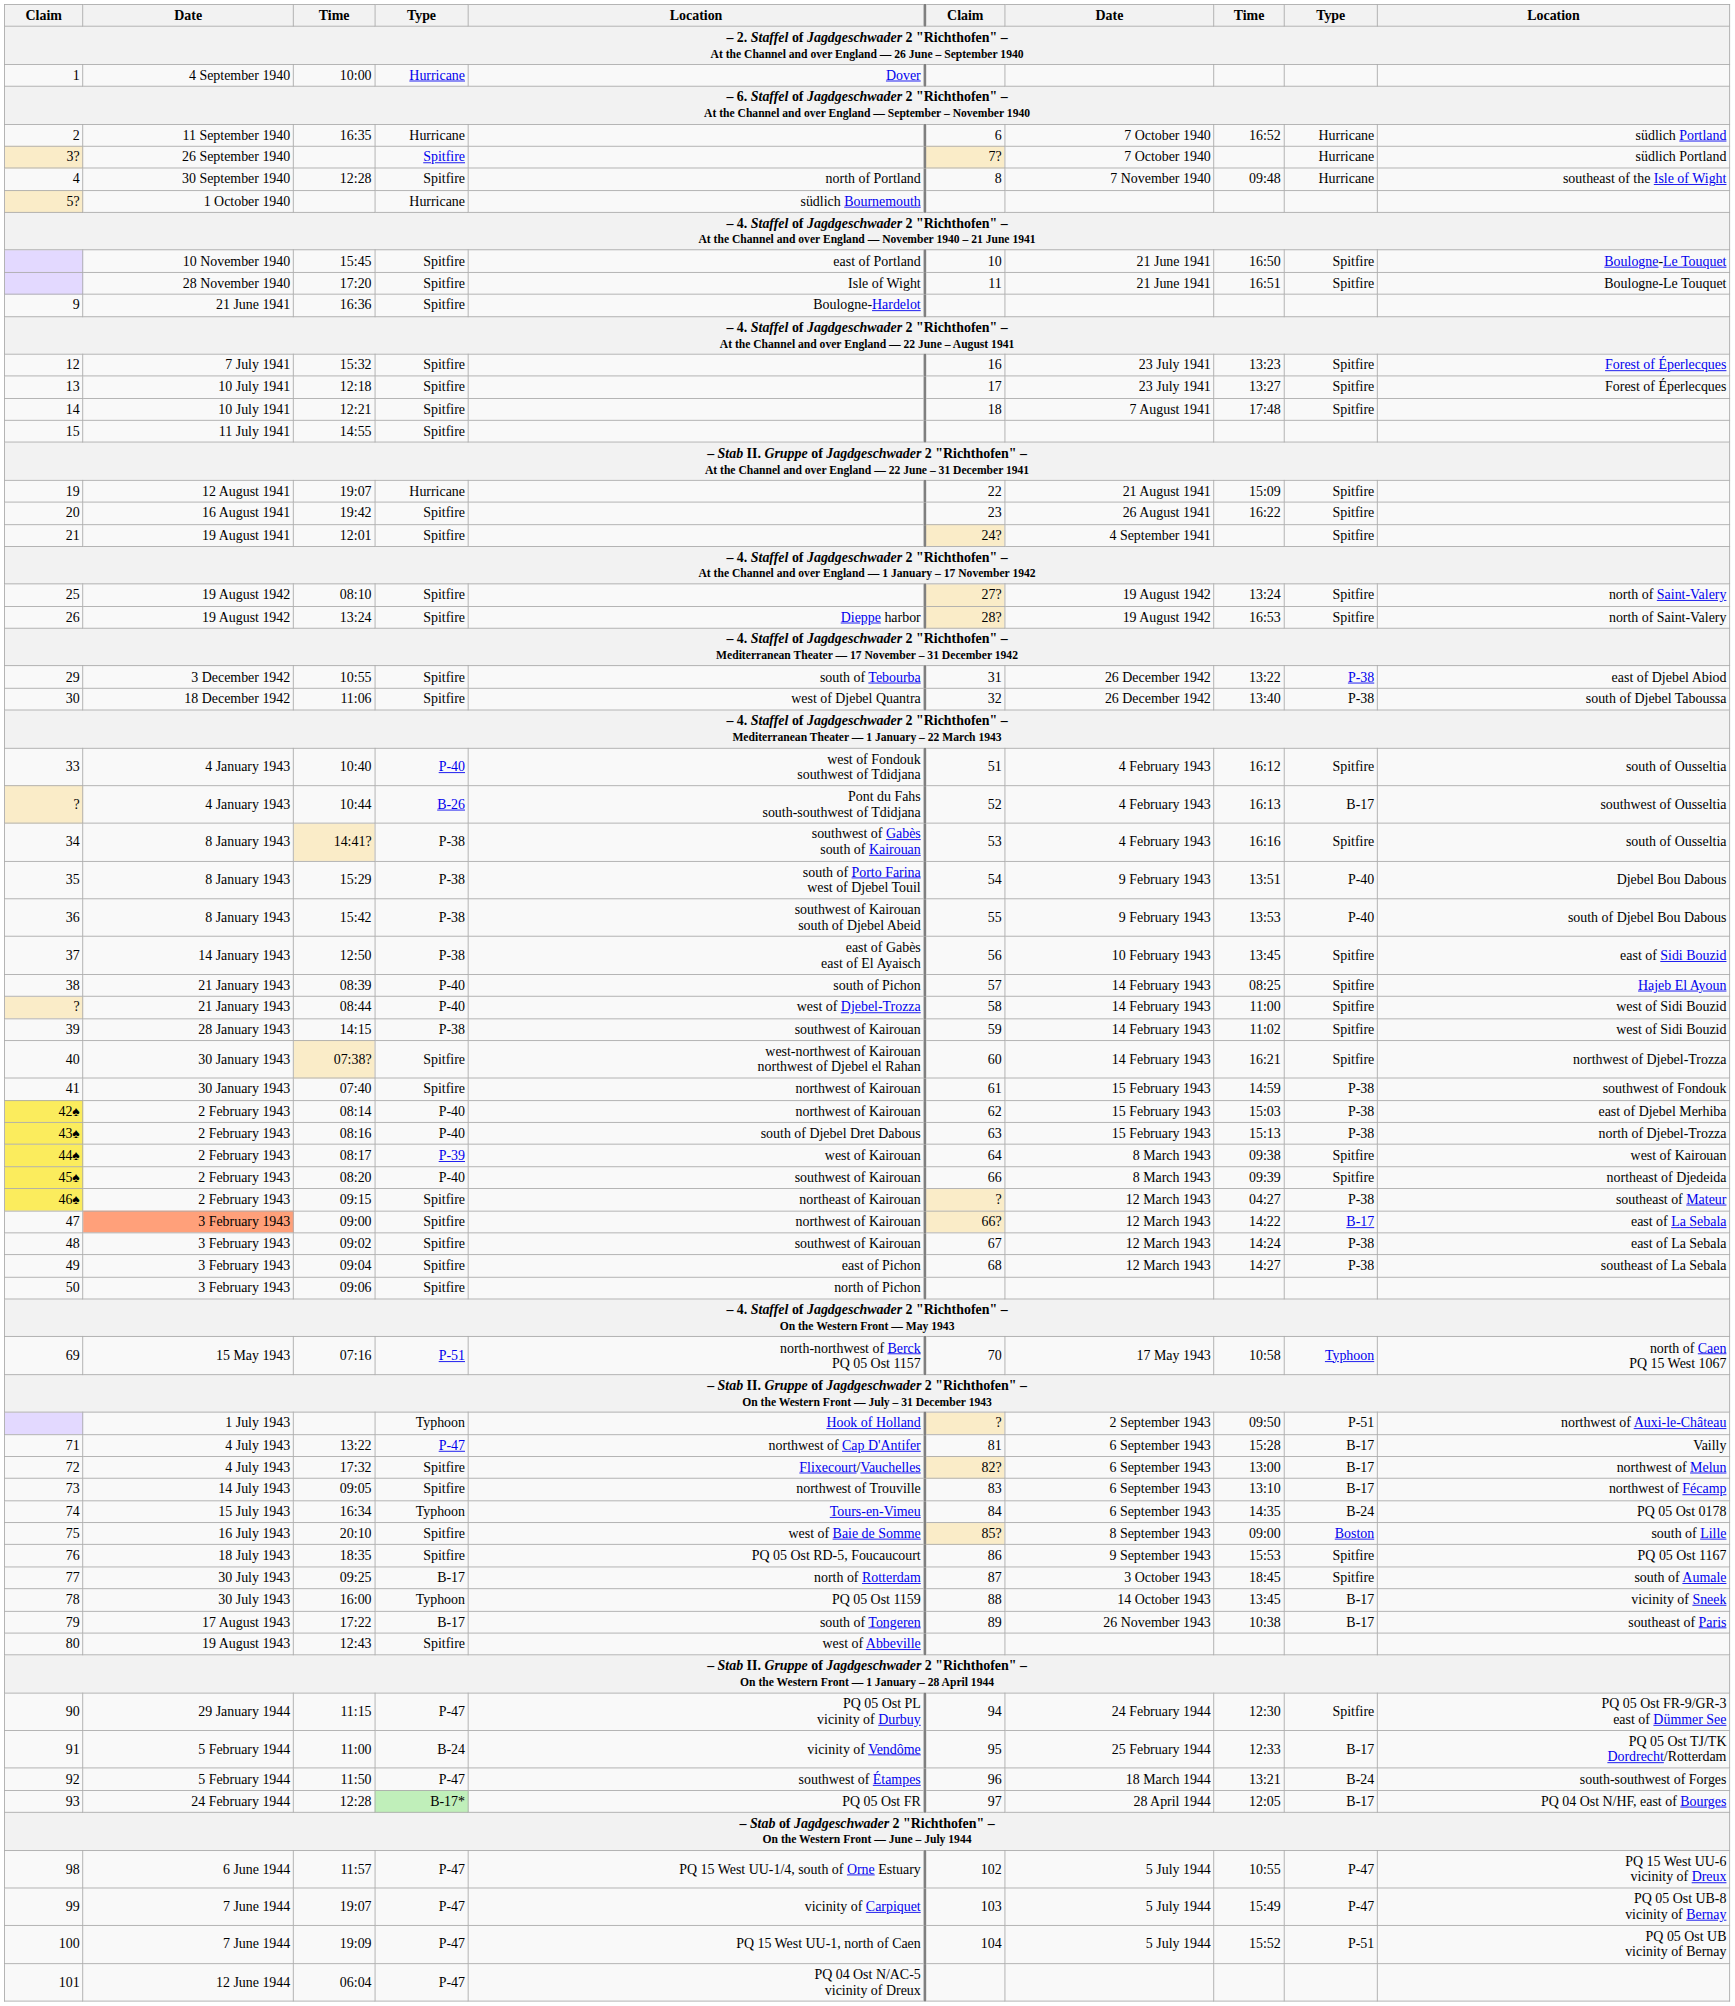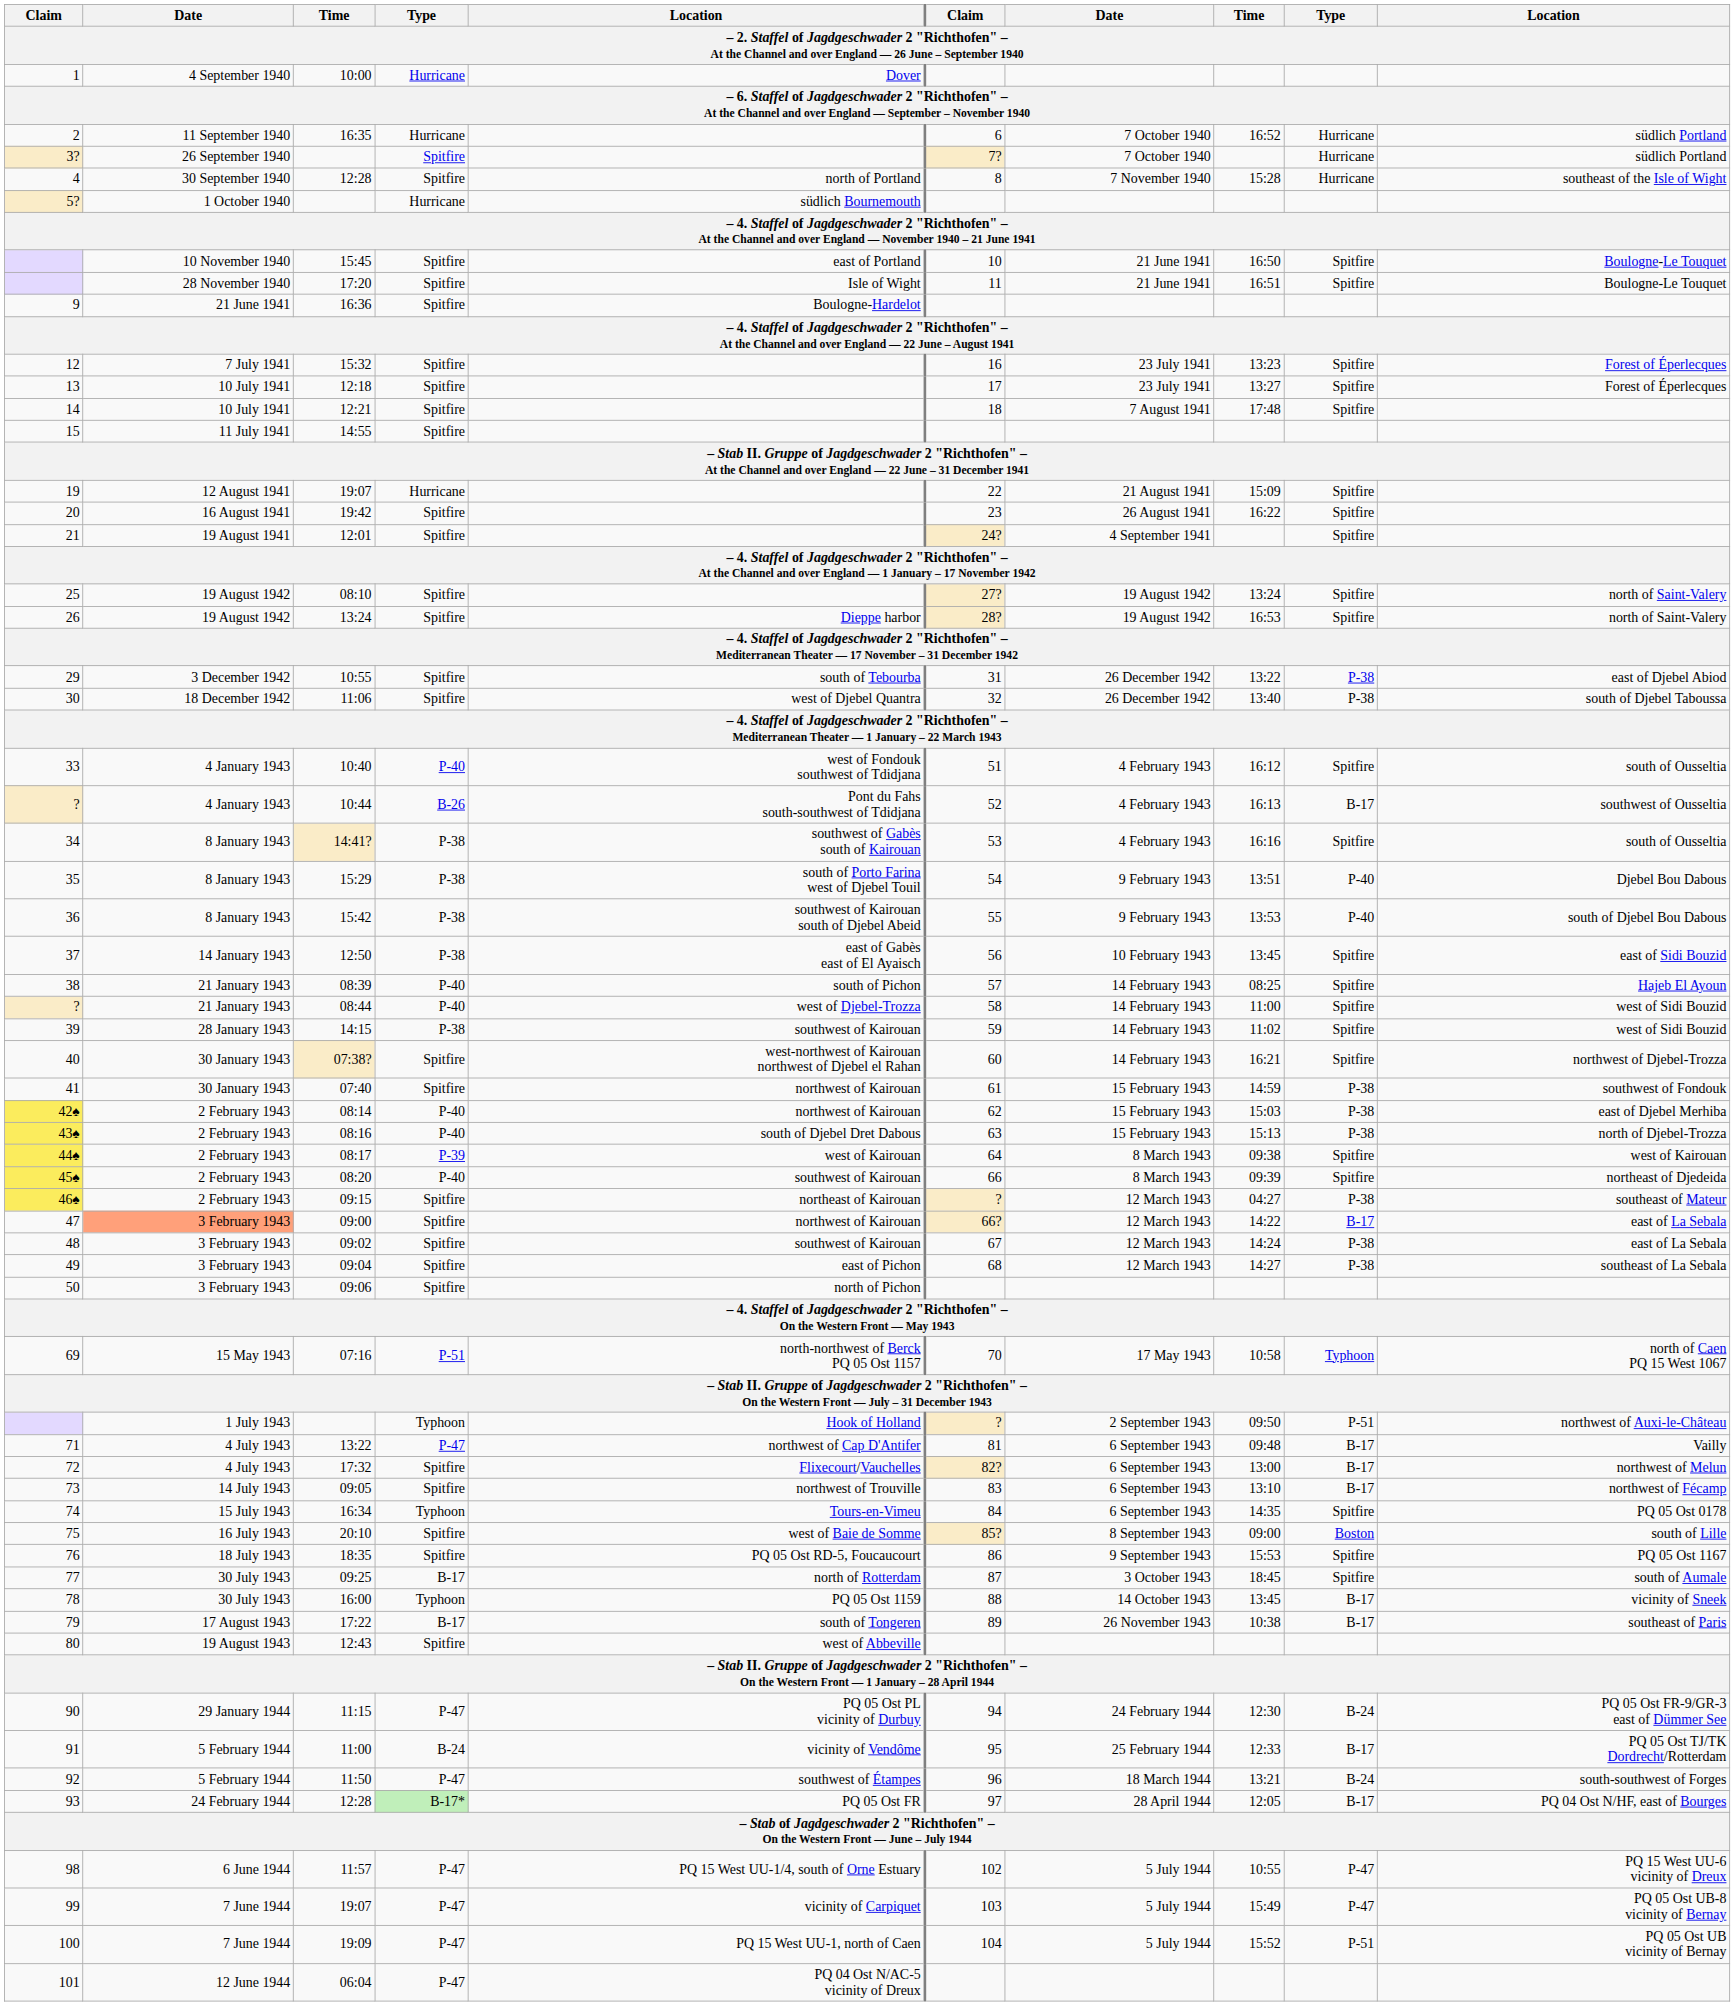(1265, 179) 09:48 -> (1265, 179) 15:28
(1265, 1445) 15:28 -> (1265, 1445) 09:48
(1360, 1511) B-24 -> (1353, 1511) Spitfire
(1353, 1711) Spitfire -> (1360, 1711) B-24
